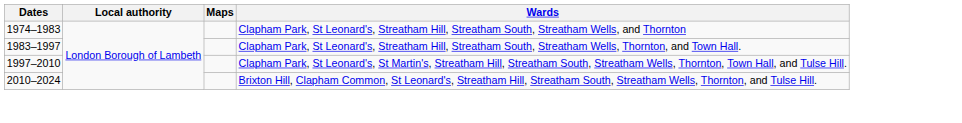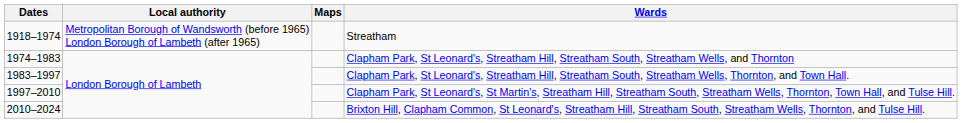+ row: (371, 36)
